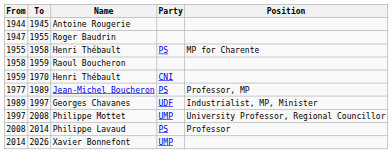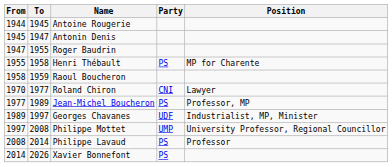+ row: (16, 37)
- row: (16, 77)
+ row: (16, 90)
(166, 142) UMP -> (163, 155) PS
